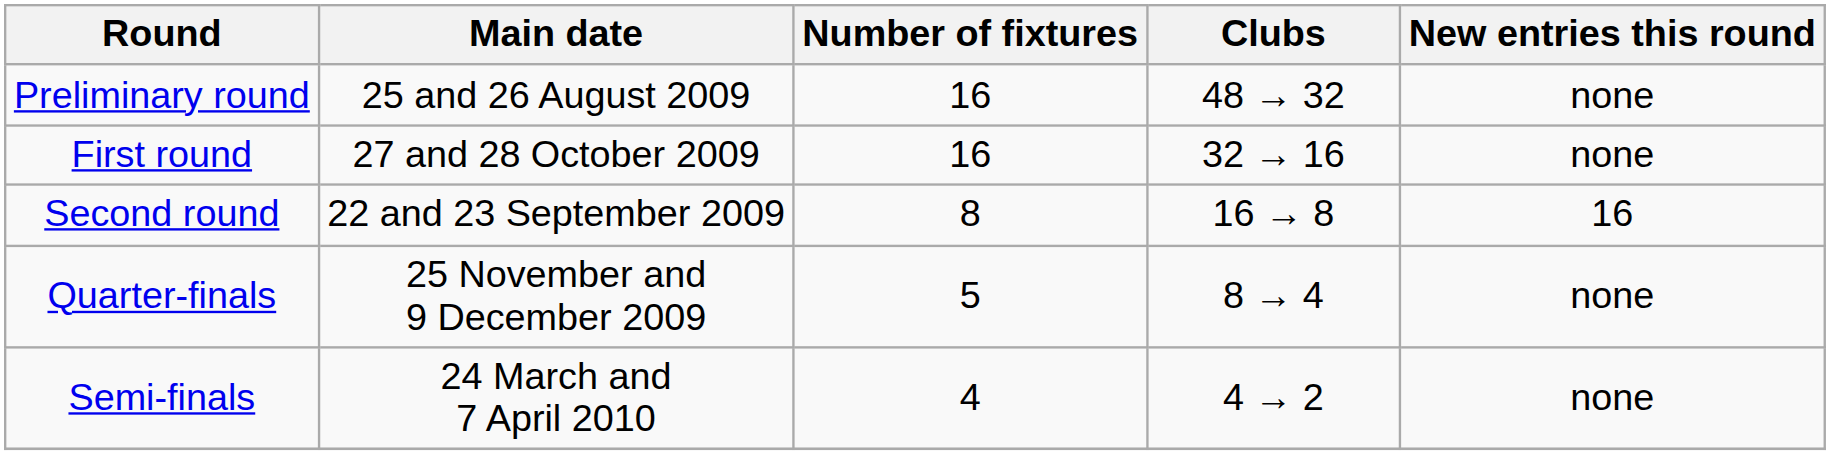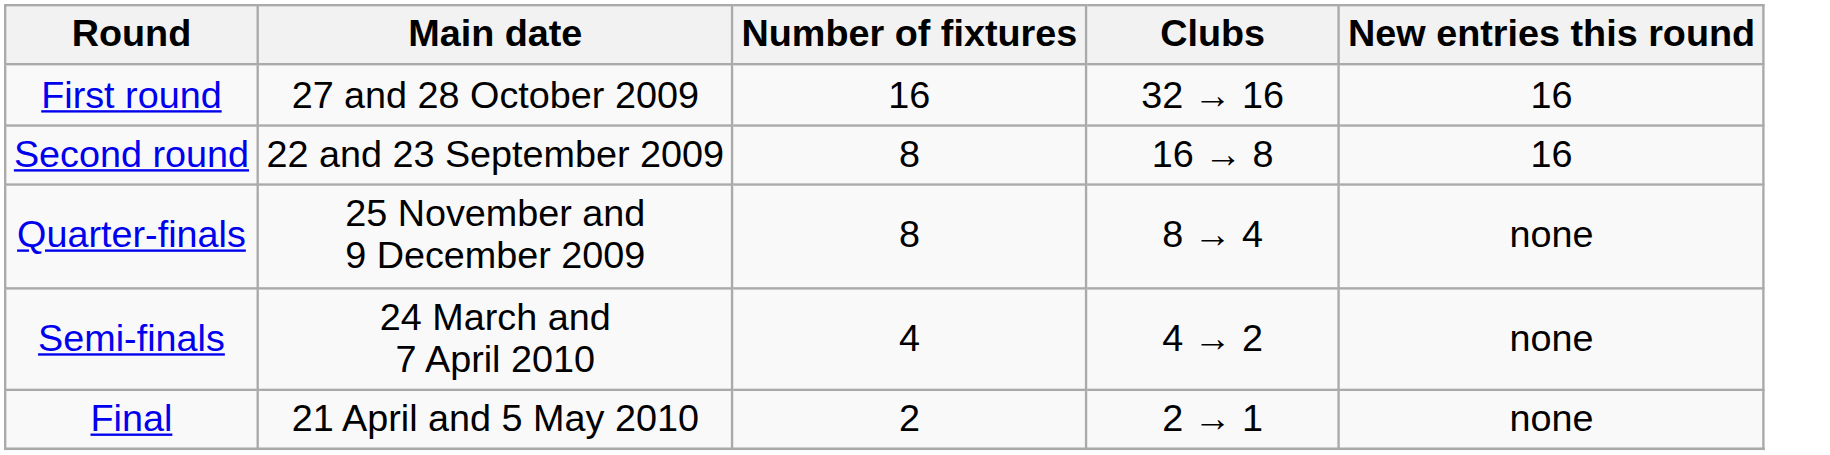- row: (162, 94)
(1612, 154) none -> (1552, 94) 16
(970, 295) 5 -> (909, 235) 8
+ row: (131, 418)
